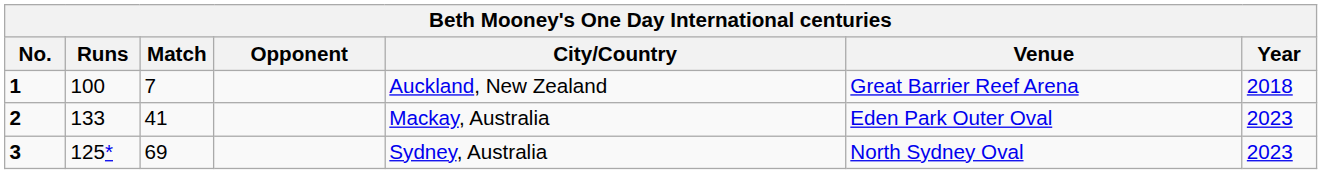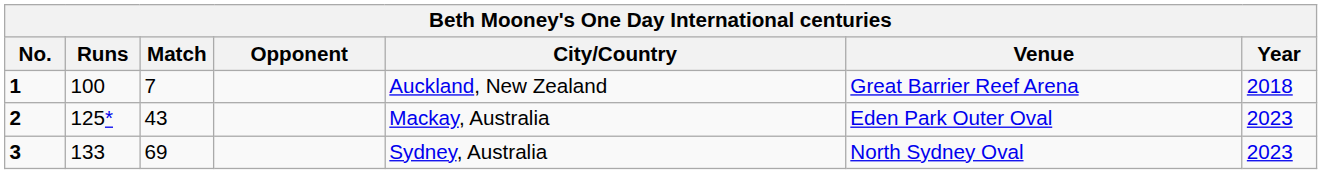(88, 119) 133 -> (92, 119) 125*
(156, 119) 41 -> (156, 119) 43
(92, 151) 125* -> (88, 151) 133
